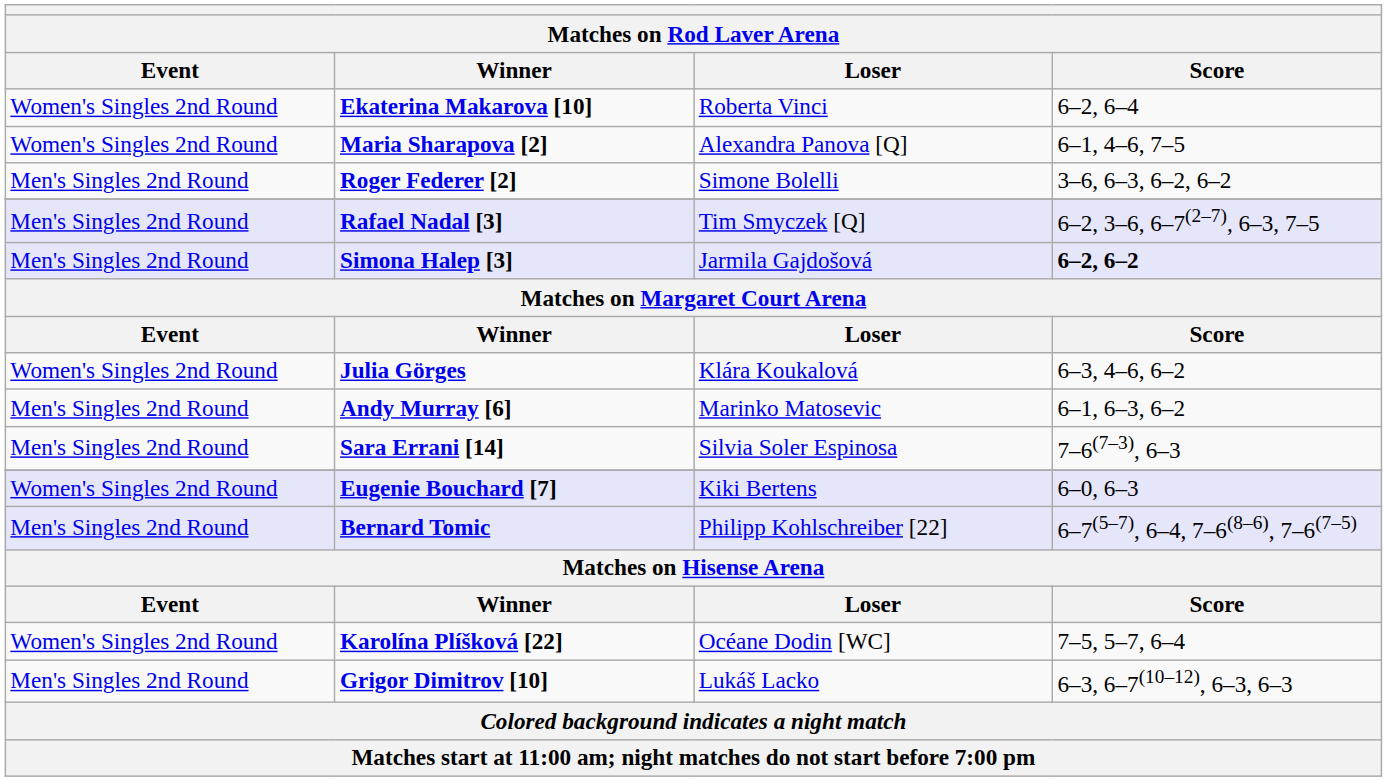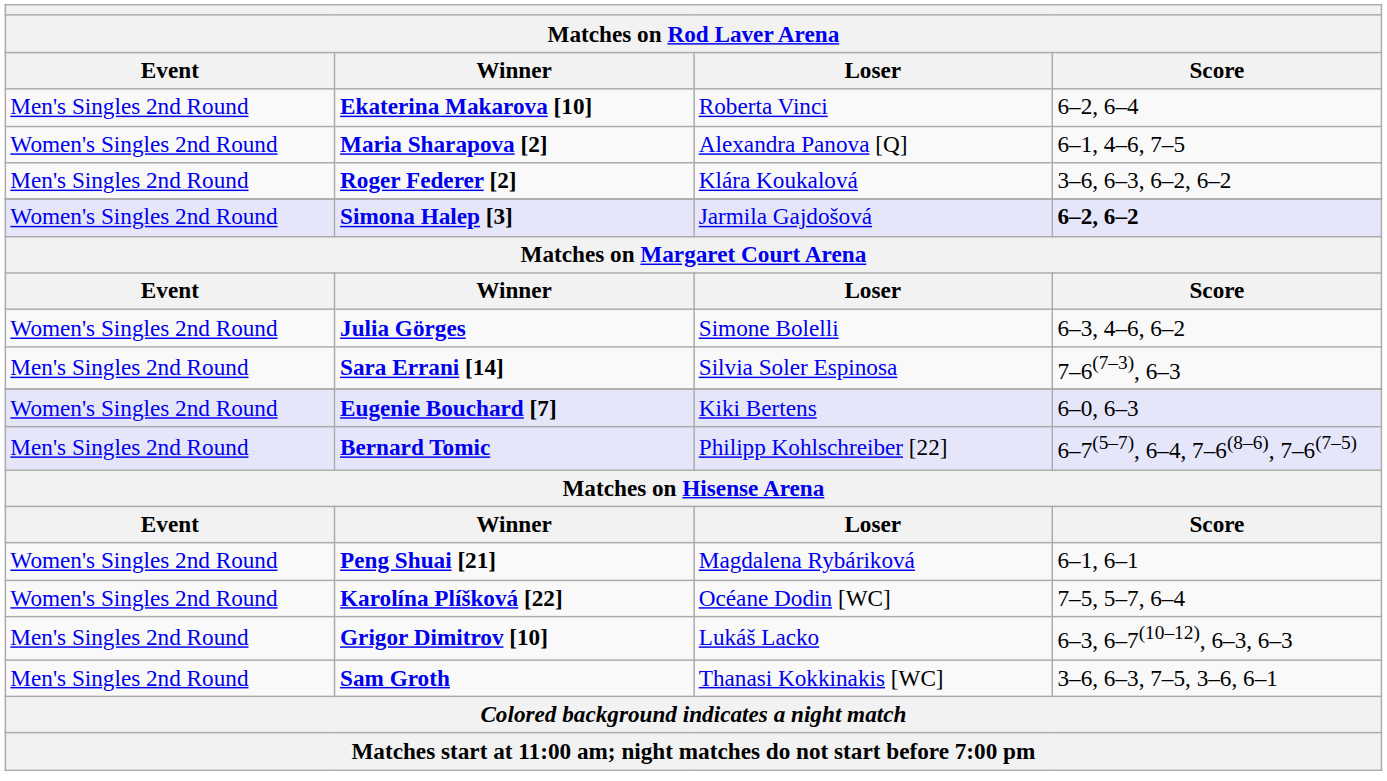(144, 107) Women's Singles 2nd Round -> (129, 107) Men's Singles 2nd Round
(769, 180) Simone Bolelli -> (778, 180) Klára Koukalová
- row: (421, 220)
(129, 260) Men's Singles 2nd Round -> (144, 217) Women's Singles 2nd Round
(778, 371) Klára Koukalová -> (769, 327) Simone Bolelli
- row: (426, 407)
+ row: (418, 561)
+ row: (395, 677)
